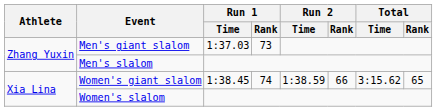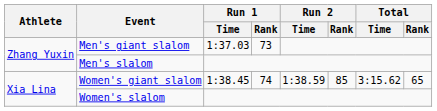(342, 80) 66 -> (342, 80) 85
